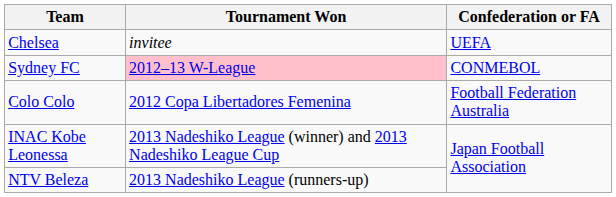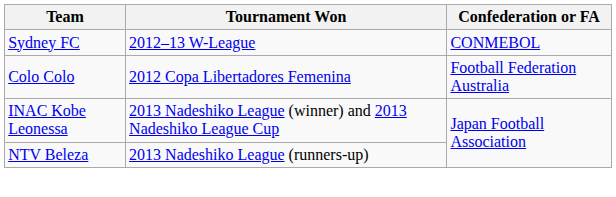- row: (34, 42)
(192, 67) pink background -> (192, 42) no background
